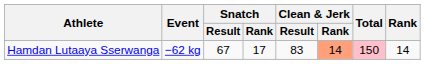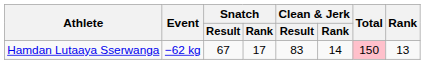(335, 50) lightsalmon background -> (335, 50) no background
(403, 50) 14 -> (403, 50) 13
